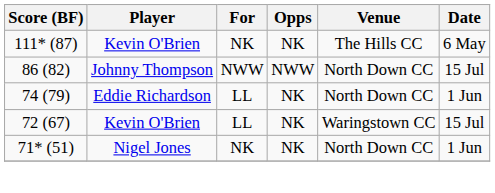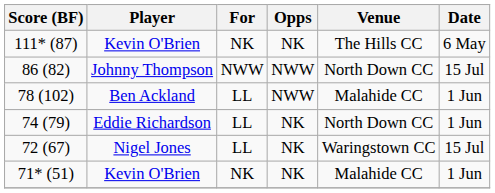+ row: (46, 95)
(152, 122) Kevin O'Brien -> (152, 148) Nigel Jones
(152, 148) Nigel Jones -> (152, 174) Kevin O'Brien
(379, 148) North Down CC -> (379, 174) Malahide CC
